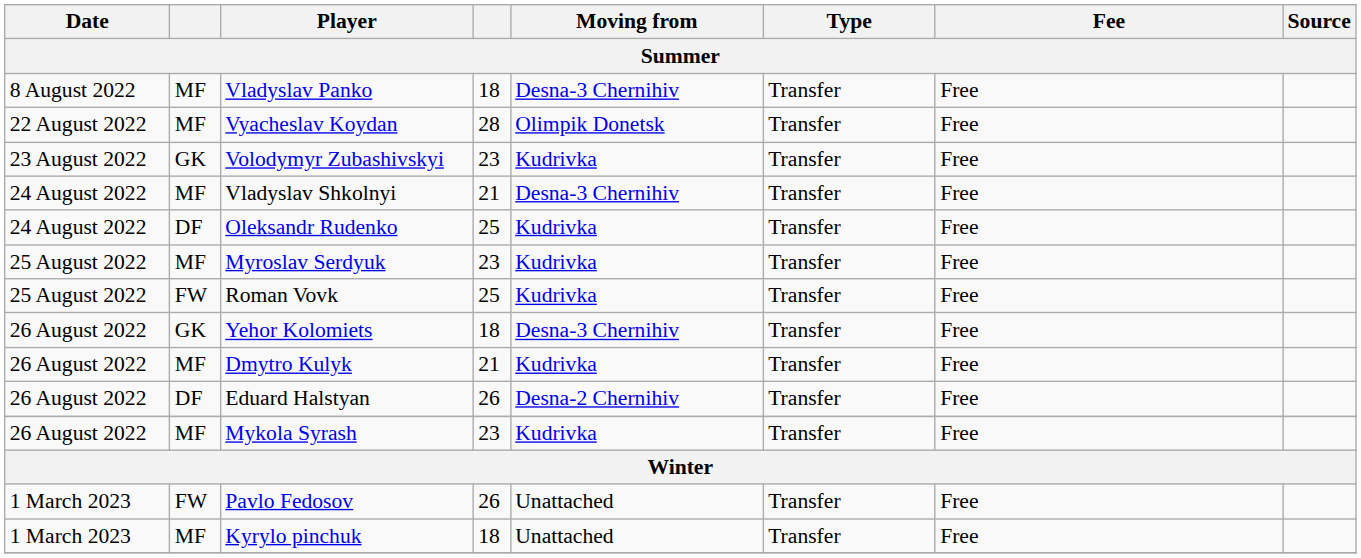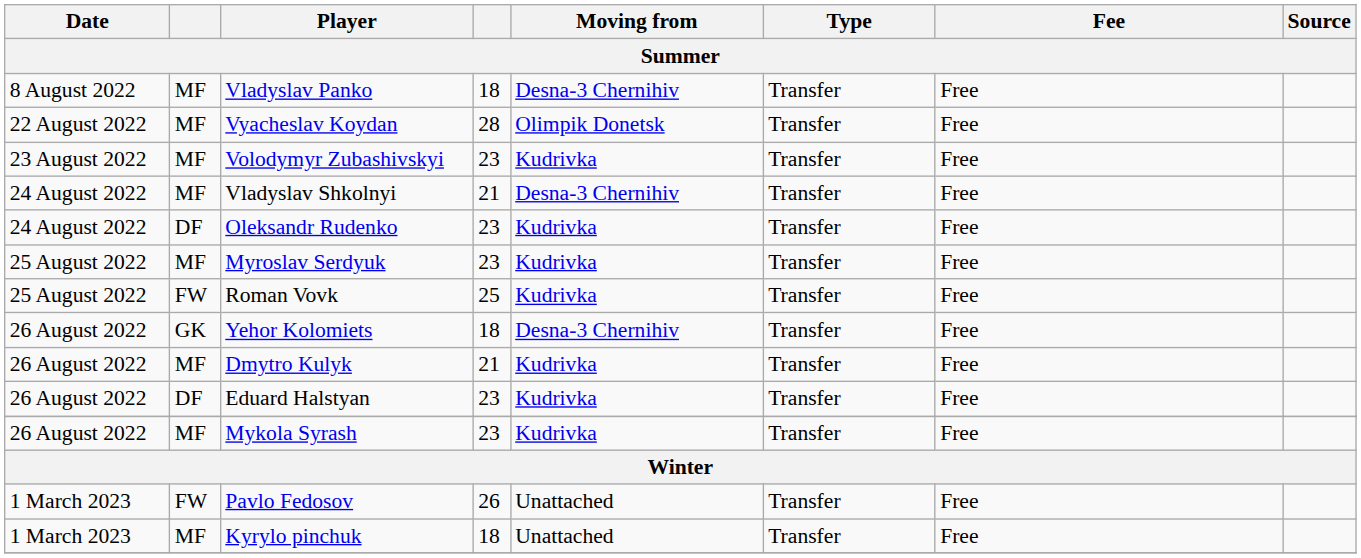(190, 158) GK -> (190, 158) MF
(489, 227) 25 -> (489, 227) 23
(489, 398) 26 -> (489, 398) 23
(597, 398) Desna-2 Chernihiv -> (556, 398) Kudrivka
